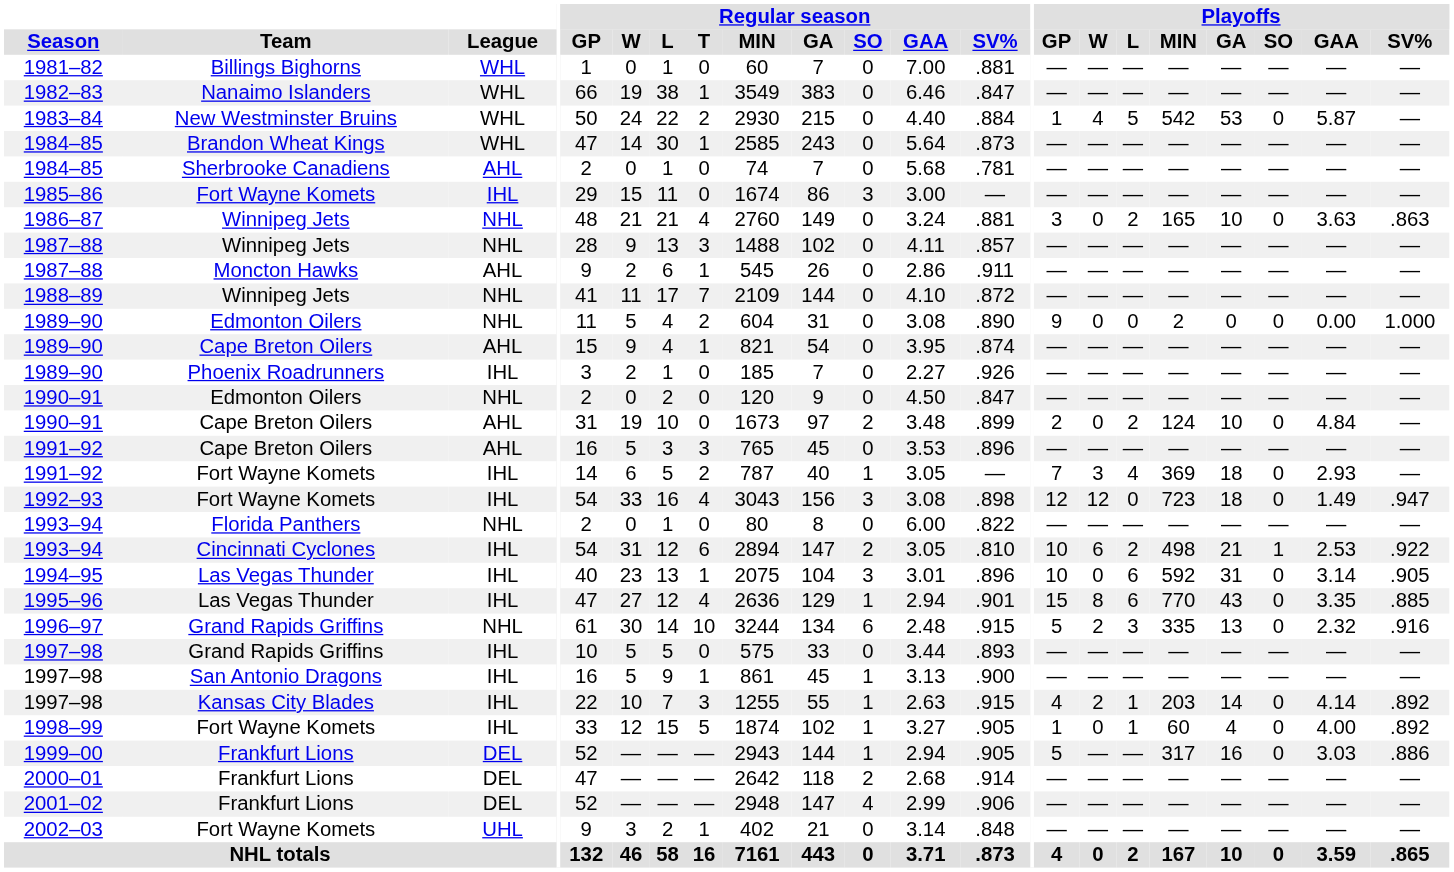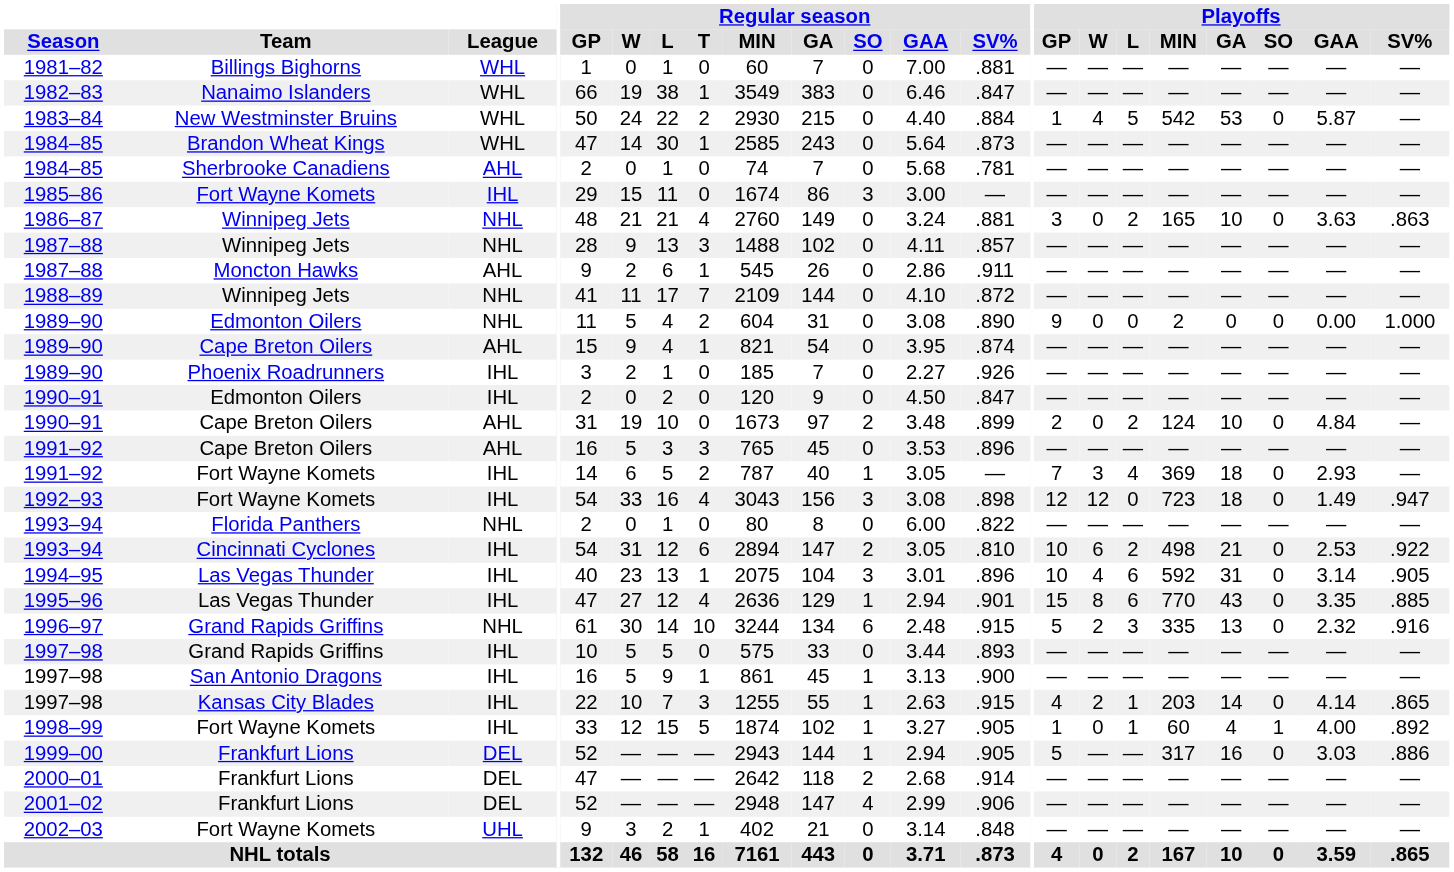(503, 397) NHL -> (503, 397) IHL
(1278, 549) 1 -> (1278, 549) 0
(1098, 575) 0 -> (1098, 575) 4
(1410, 702) .892 -> (1410, 702) .865
(1278, 727) 0 -> (1278, 727) 1
